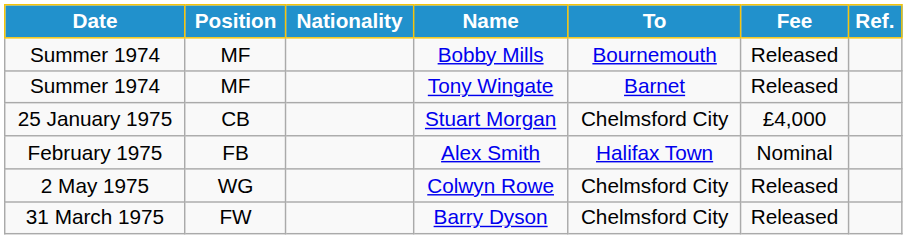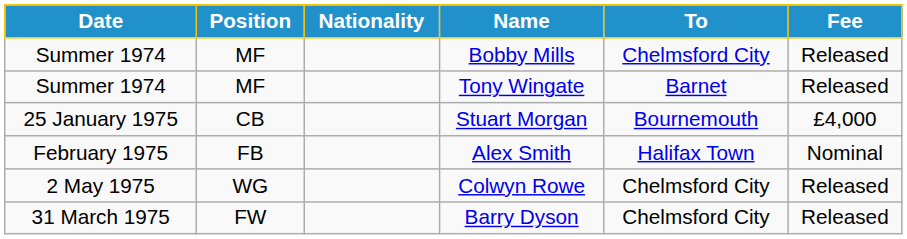- column: (875, 21)
(655, 54) Bournemouth -> (696, 54) Chelmsford City
(655, 120) Chelmsford City -> (696, 120) Bournemouth
